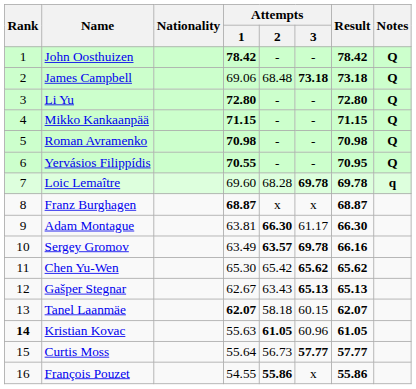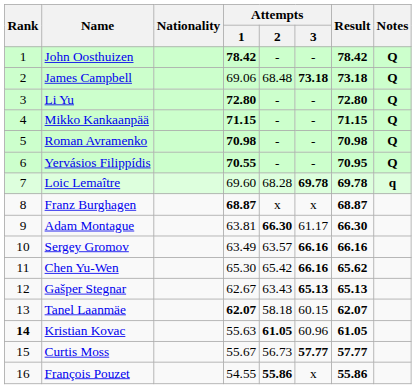(277, 246) bold -> (277, 246) normal
(313, 246) 69.78 -> (313, 246) 66.16
(313, 267) 65.62 -> (313, 267) 66.16
(241, 352) 55.64 -> (241, 352) 55.67
